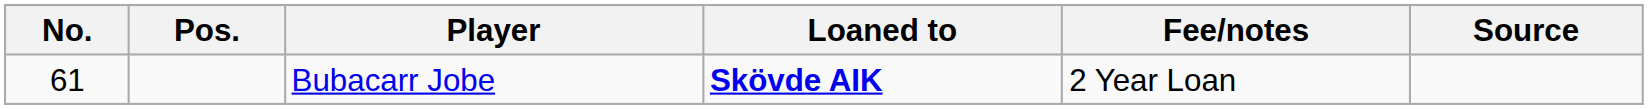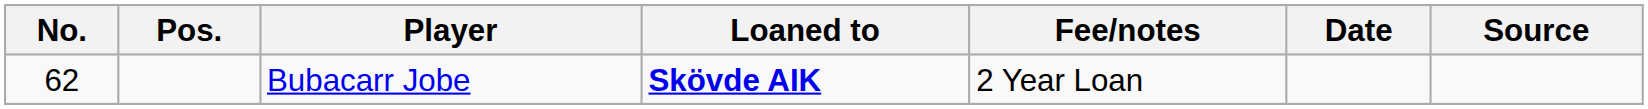+ column: (1359, 30)
(67, 80) 61 -> (62, 80) 62
